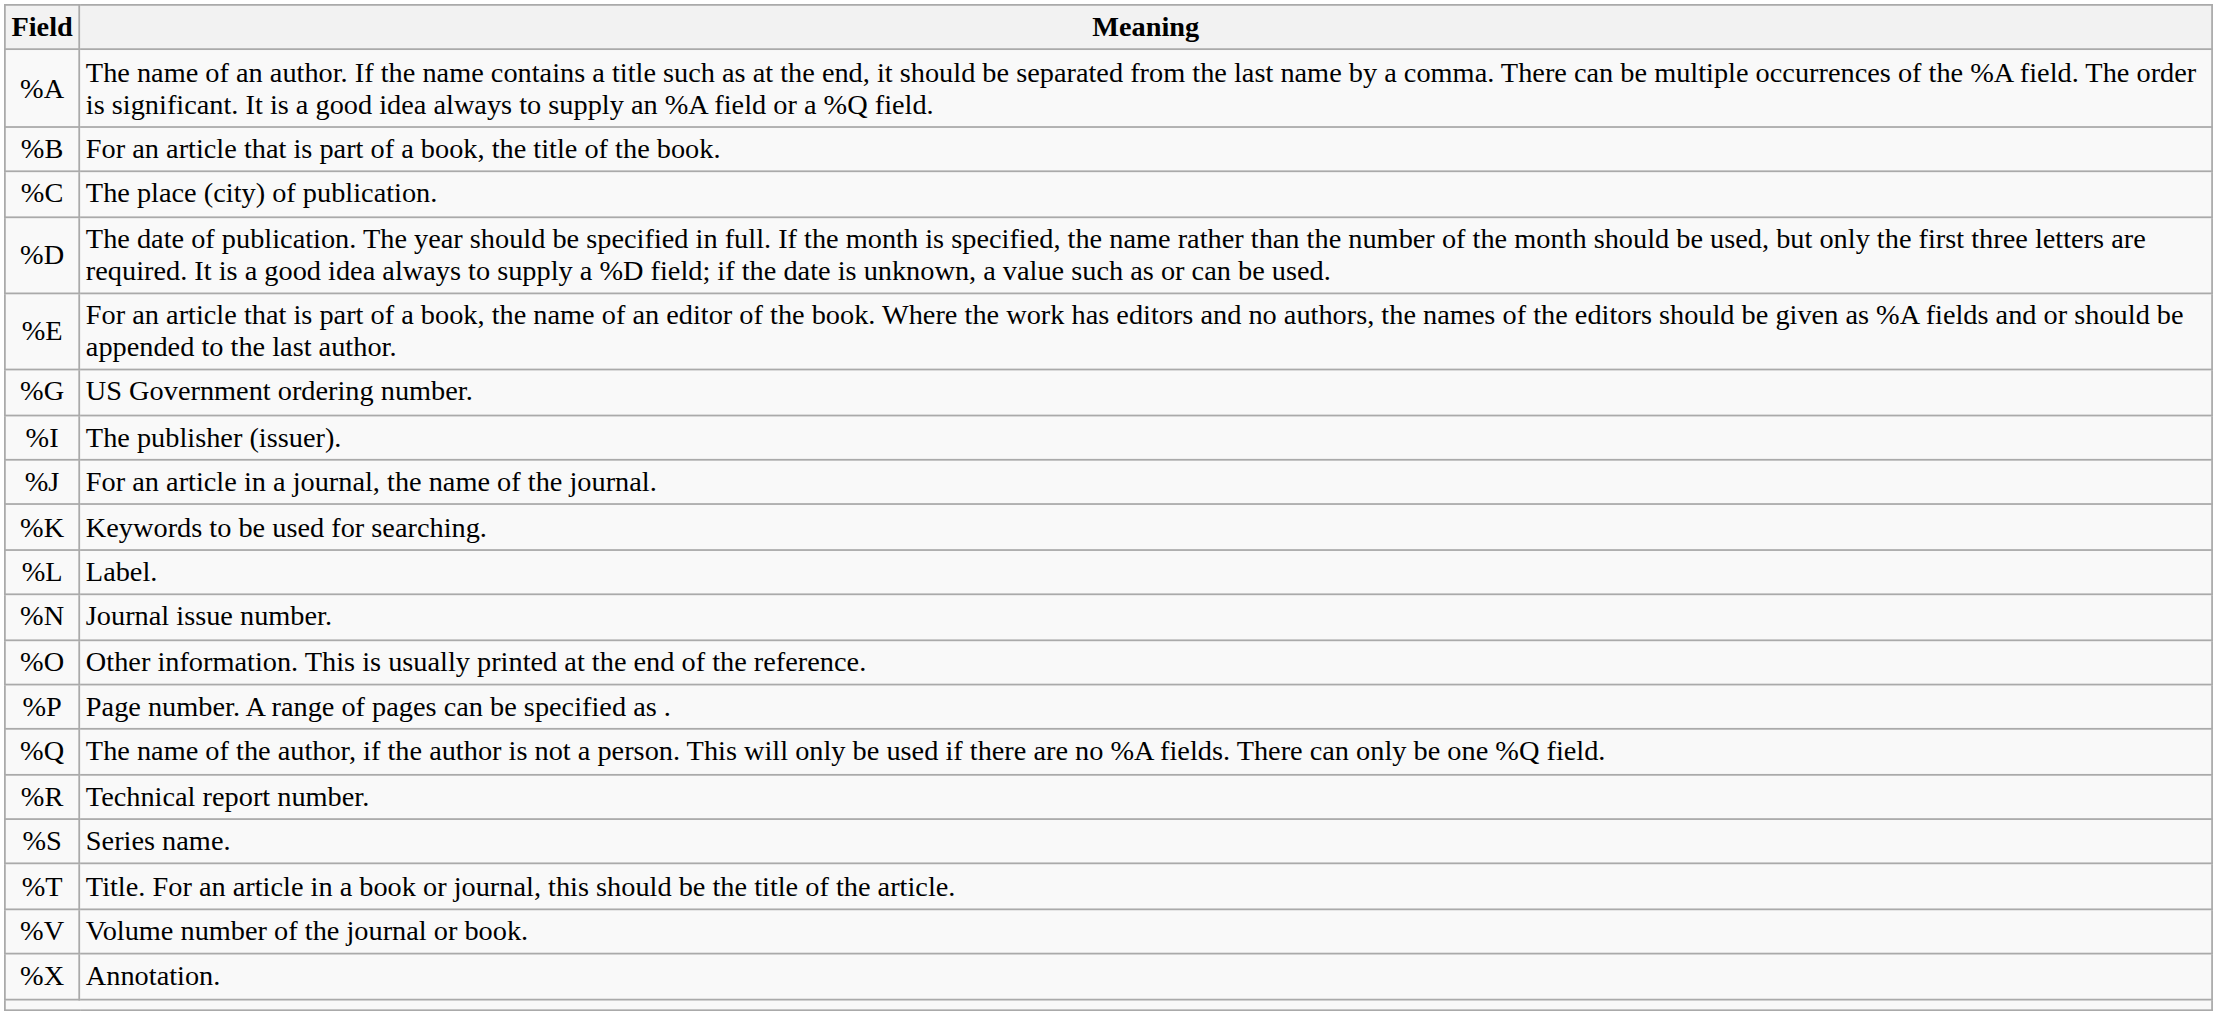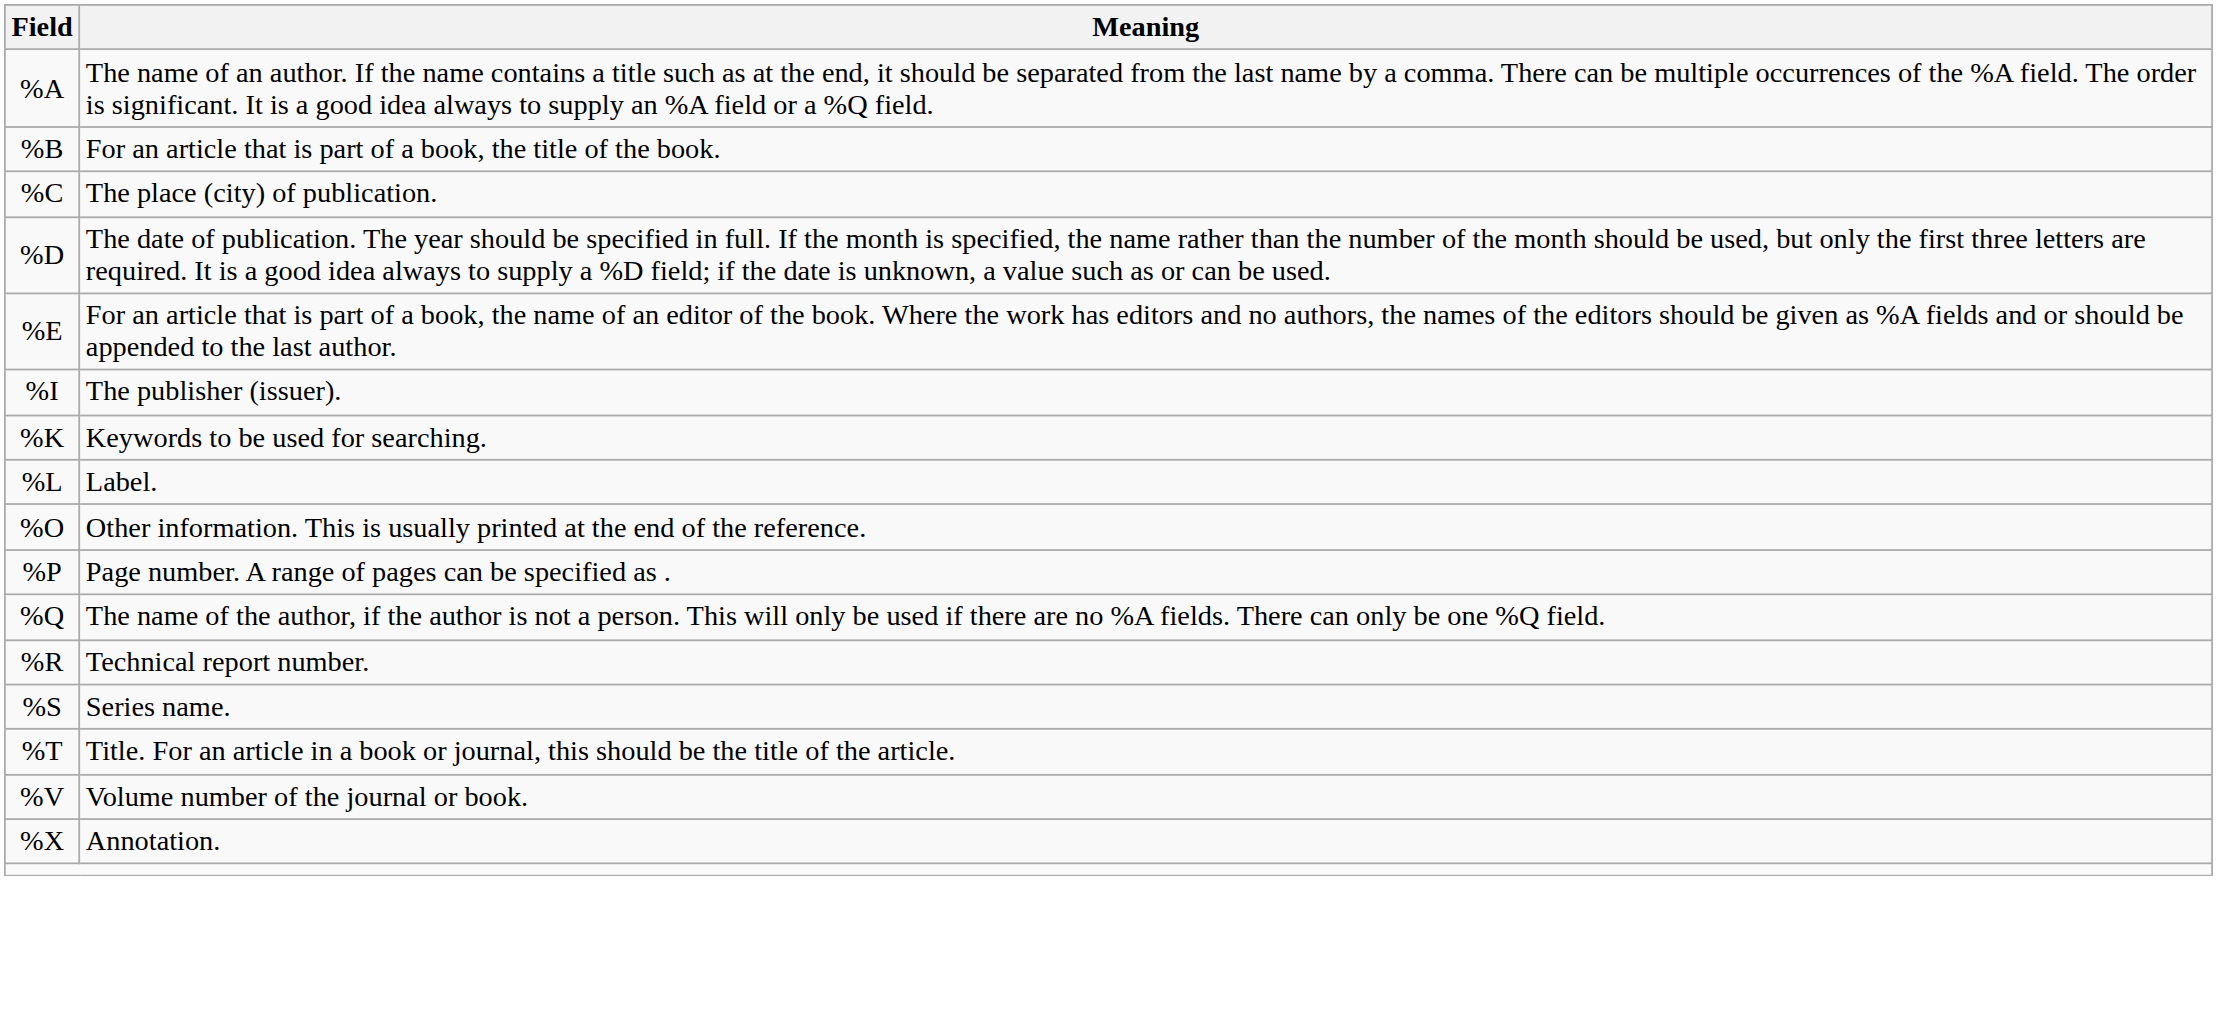- row: (279, 392)
- row: (371, 481)
- row: (209, 616)
